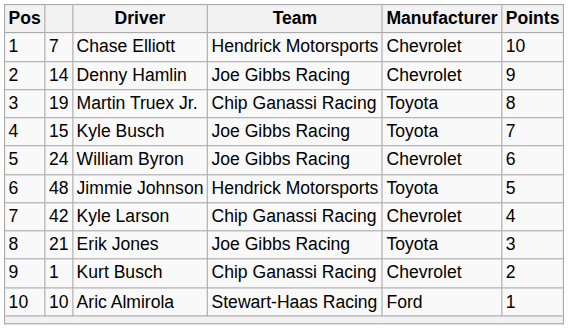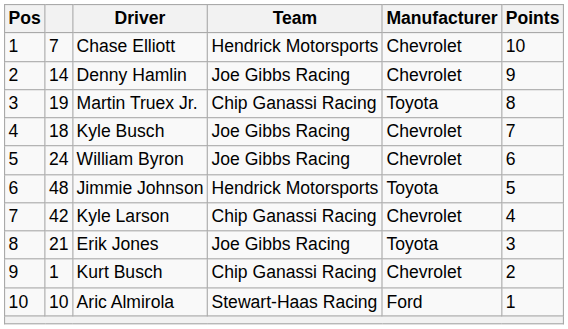(59, 131) 15 -> (59, 131) 18
(412, 131) Toyota -> (424, 131) Chevrolet
